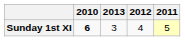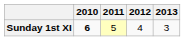columns swapped: (167, 12) <-> (114, 12)
